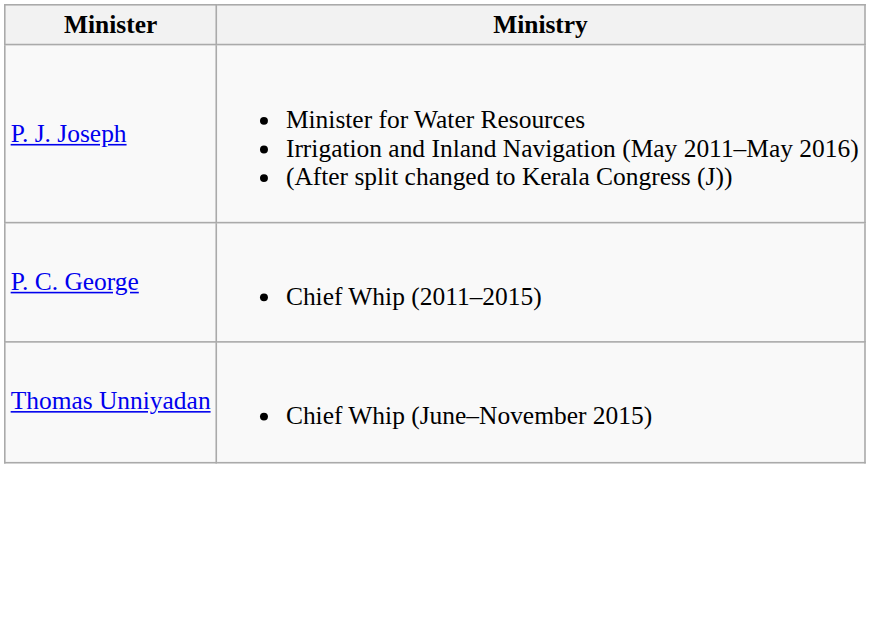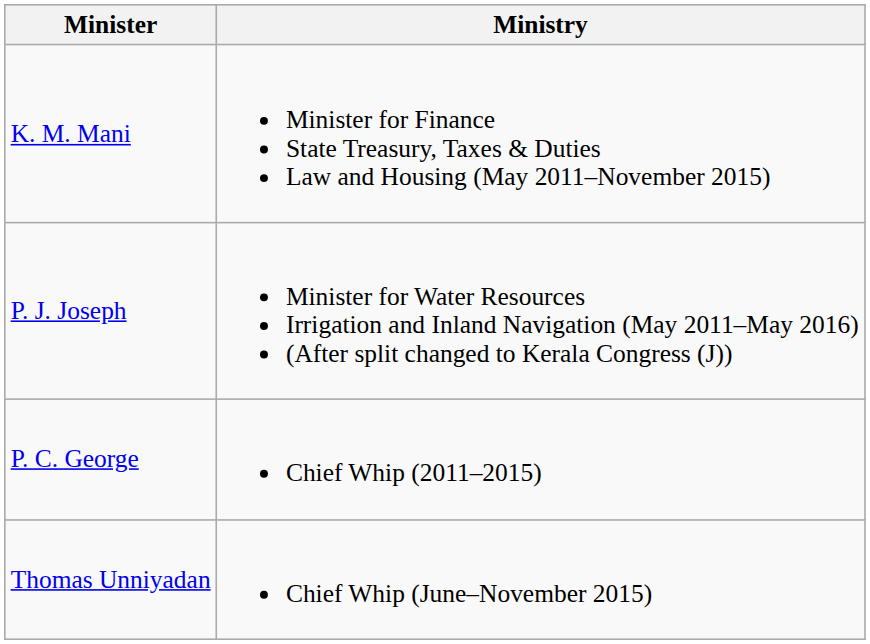+ row: (71, 133)
